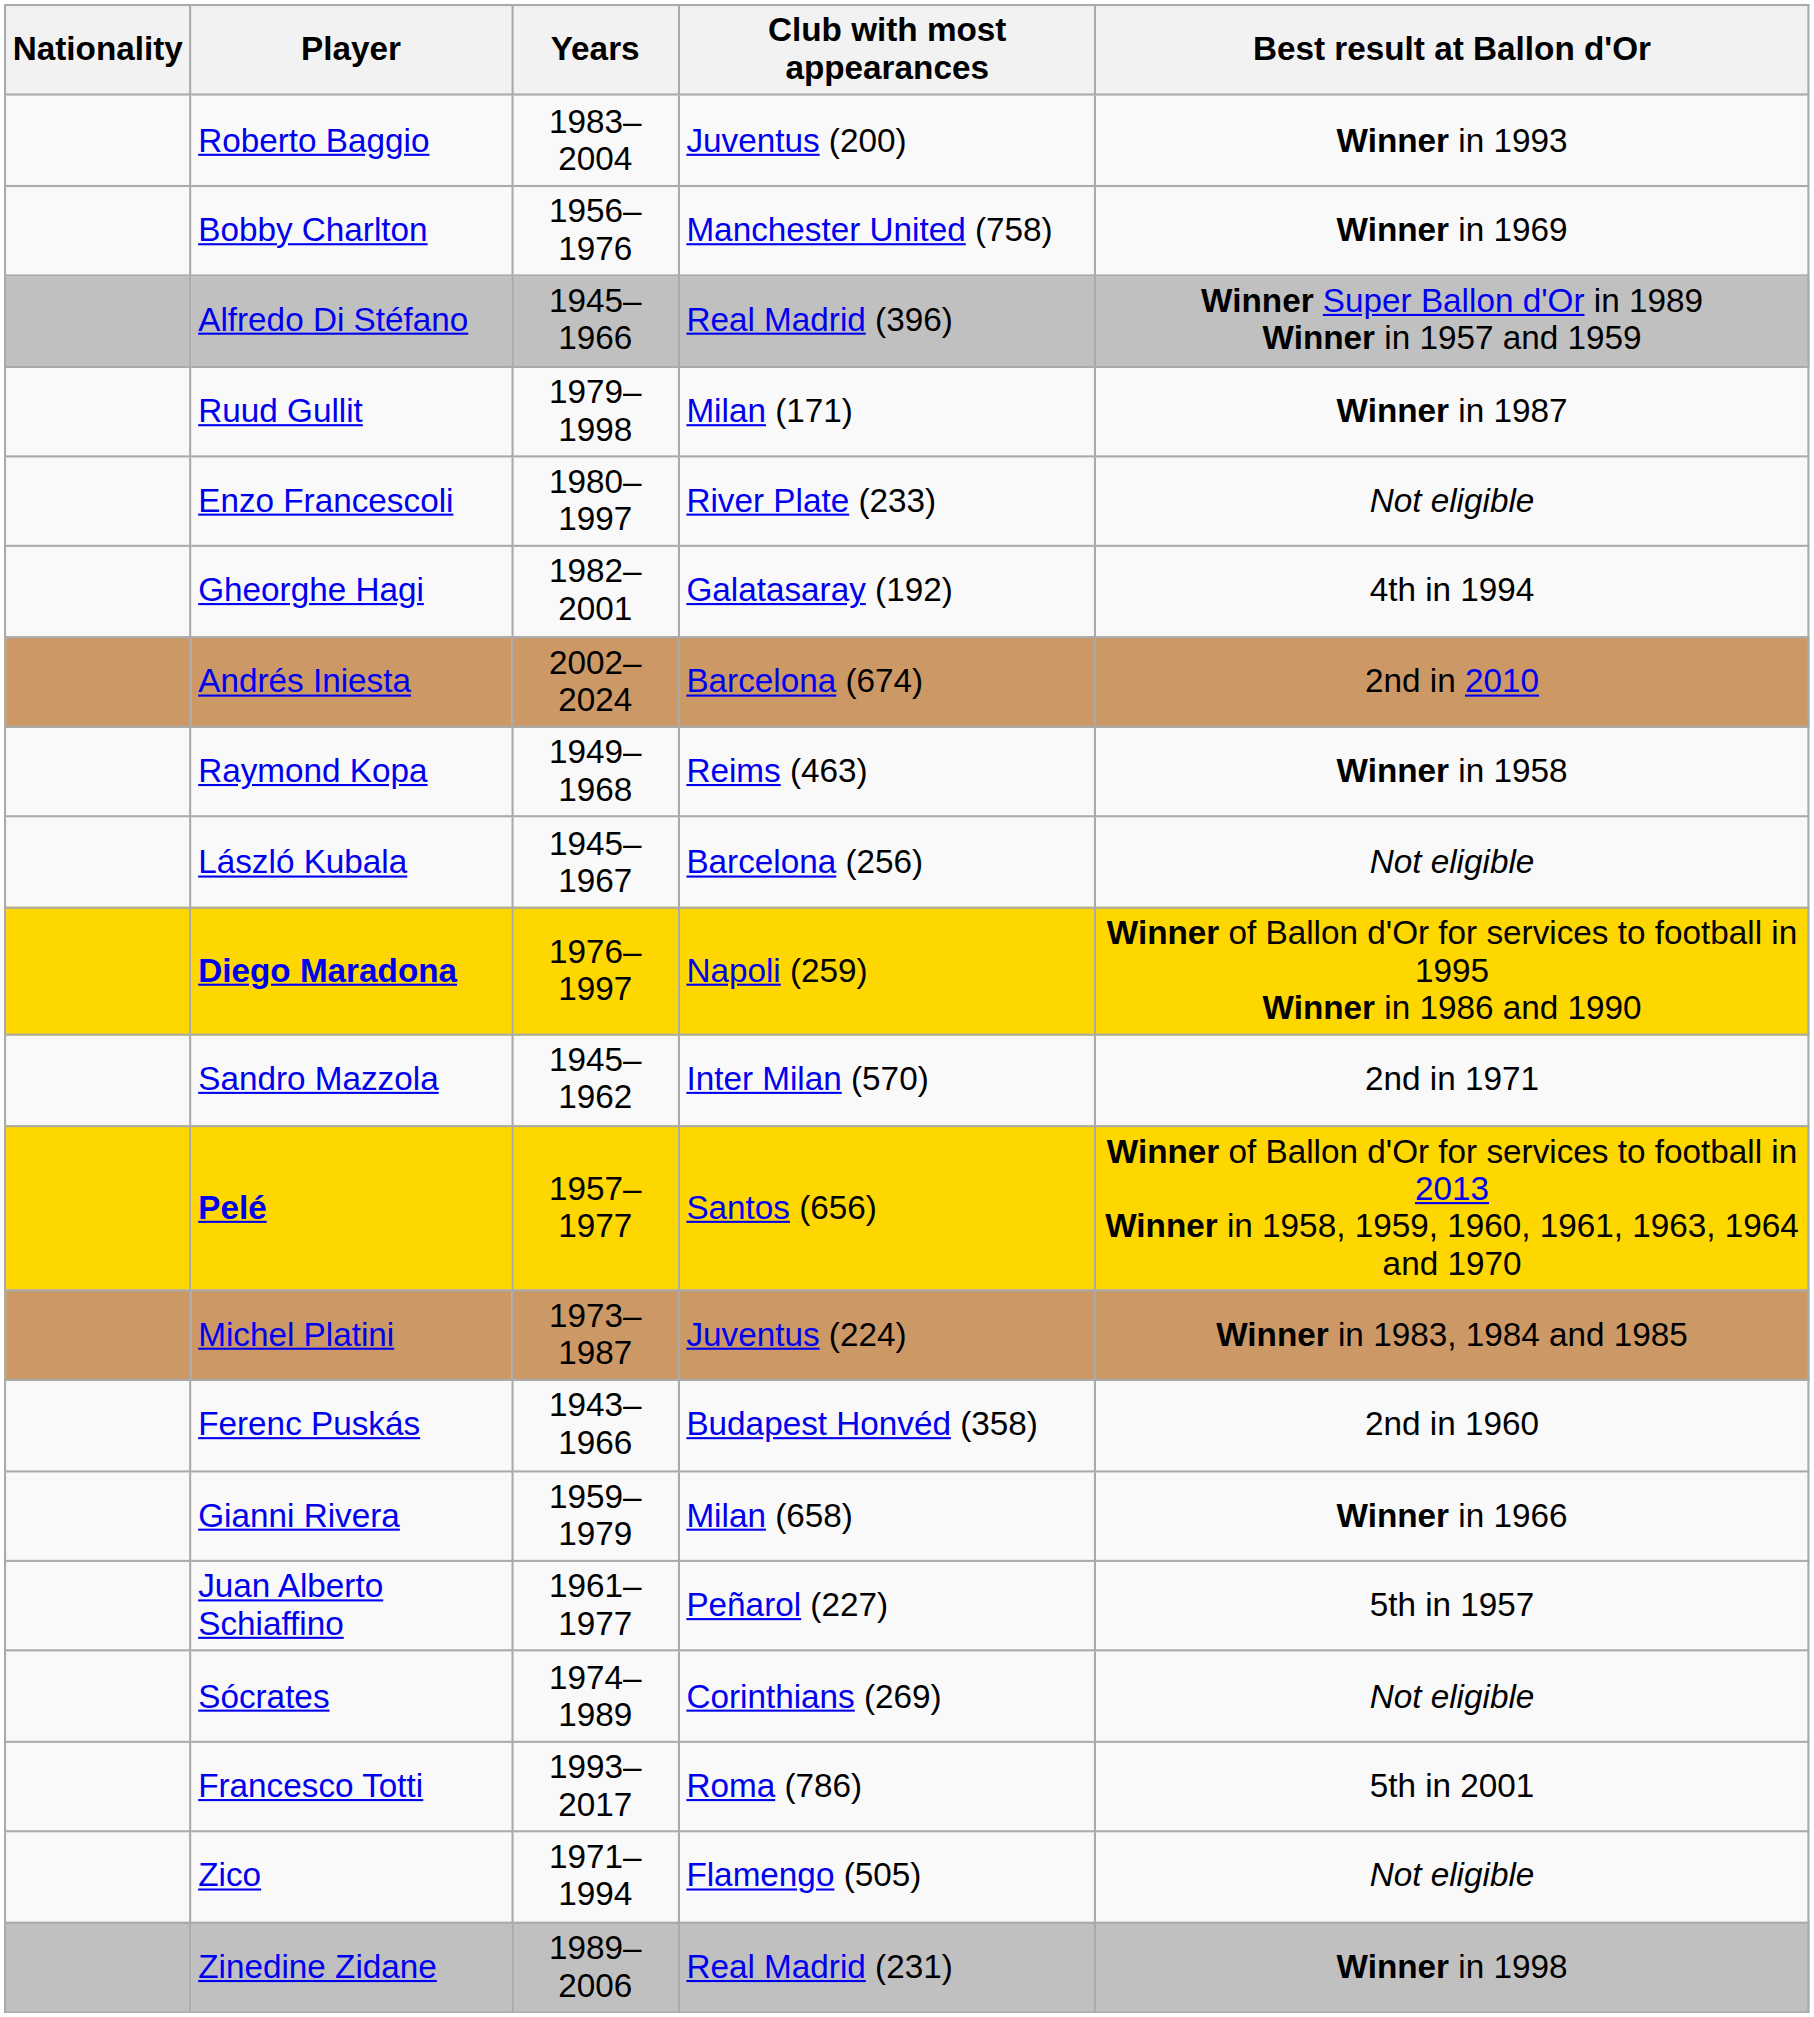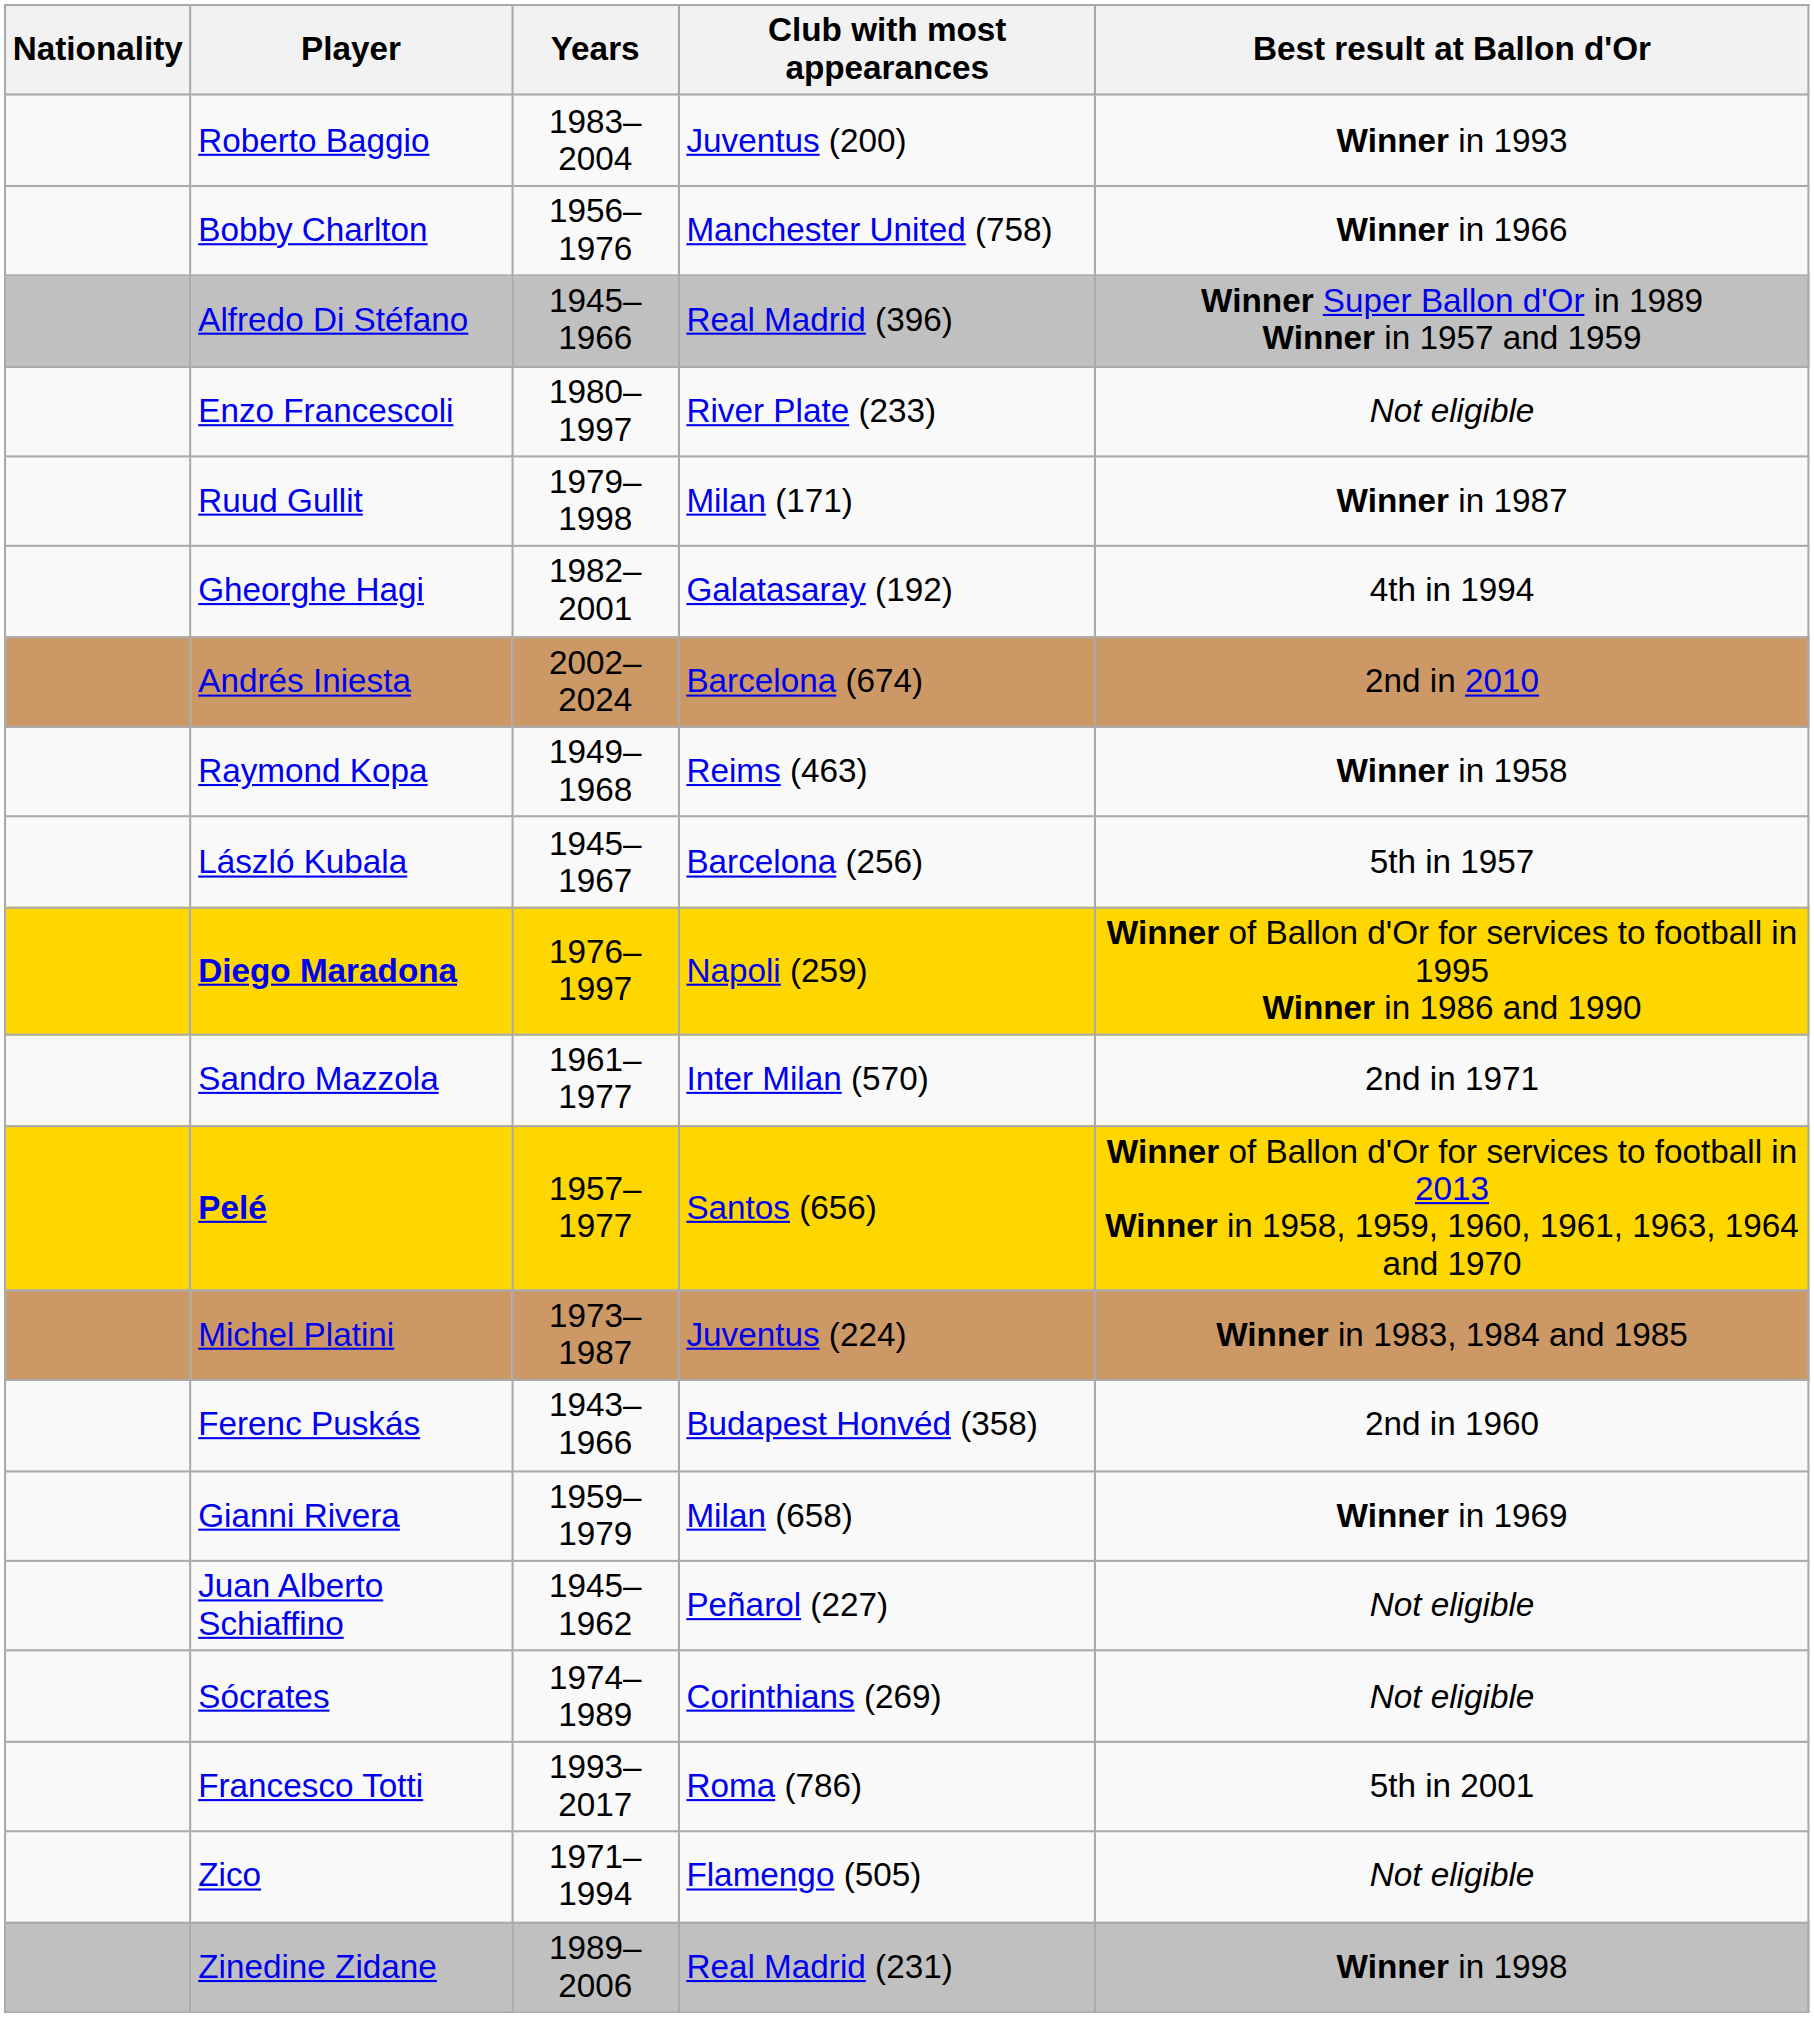(1452, 230) Winner in 1969 -> (1452, 230) Winner in 1966
rows swapped: (326, 500) <-> (281, 410)
(1452, 861) Not eligible -> (1452, 861) 5th in 1957
(595, 1079) 1945–1962 -> (595, 1079) 1961–1977
(1452, 1515) Winner in 1966 -> (1452, 1515) Winner in 1969
(595, 1605) 1961–1977 -> (595, 1605) 1945–1962
(1452, 1605) 5th in 1957 -> (1452, 1605) Not eligible
